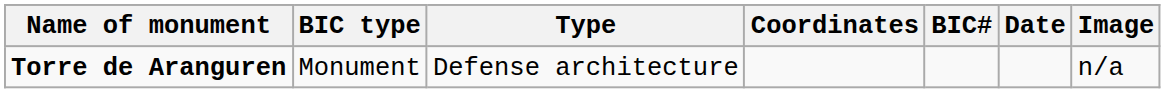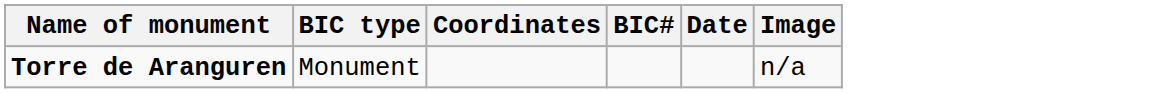- column: (586, 26)
